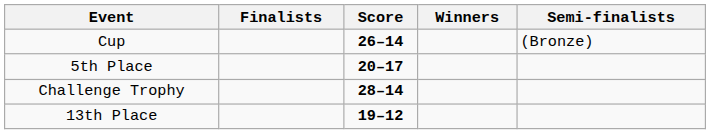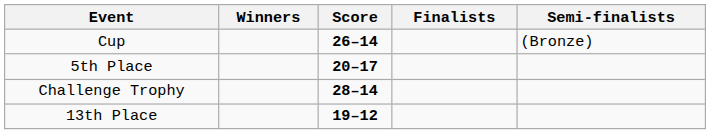columns swapped: (467, 17) <-> (281, 17)
